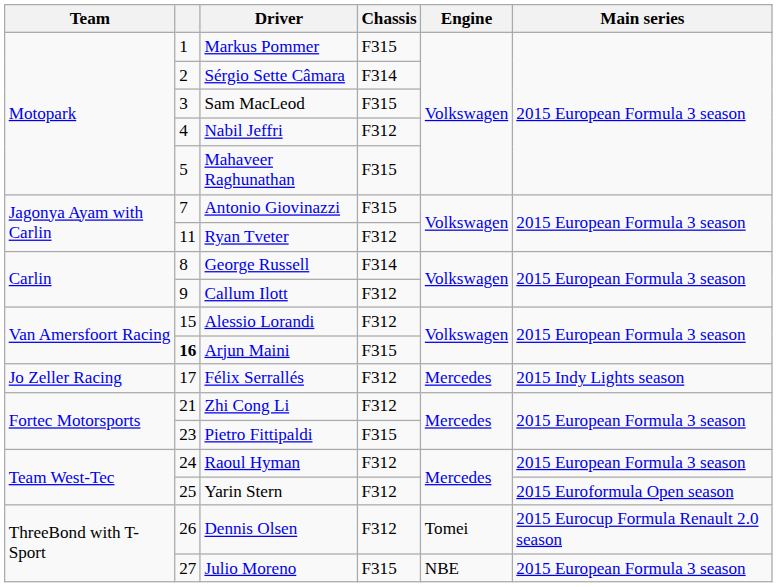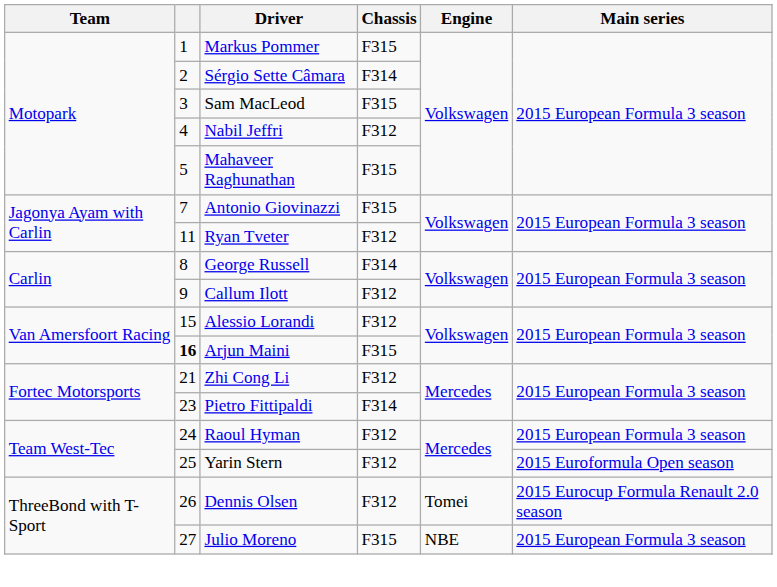- row: (254, 377)
(379, 434) F315 -> (379, 405) F314
